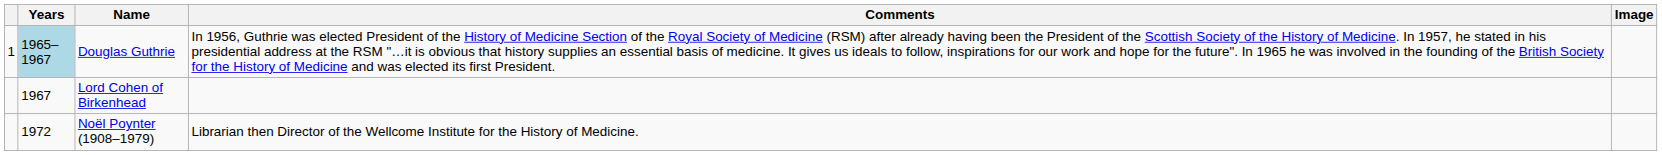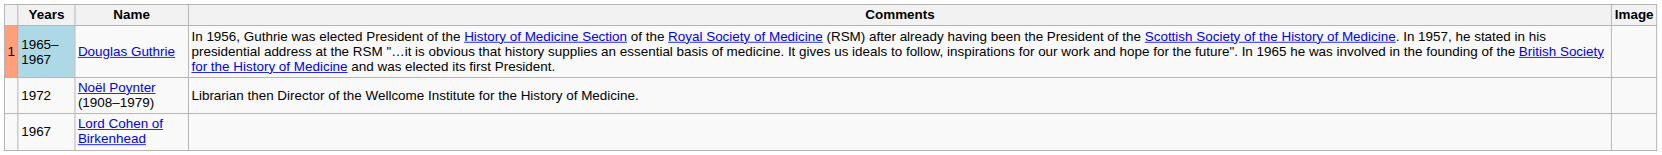(11, 51) no background -> (11, 51) lightsalmon background
rows swapped: (120, 95) <-> (117, 132)
